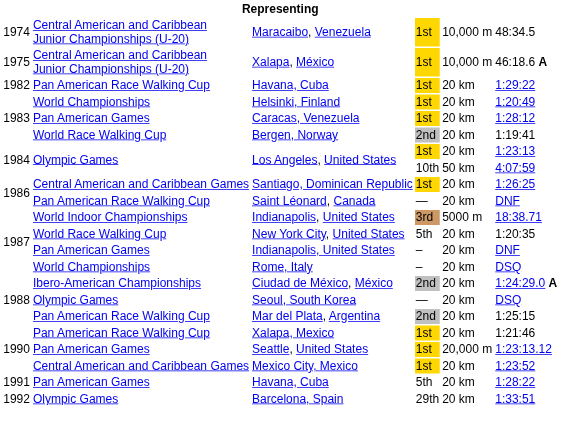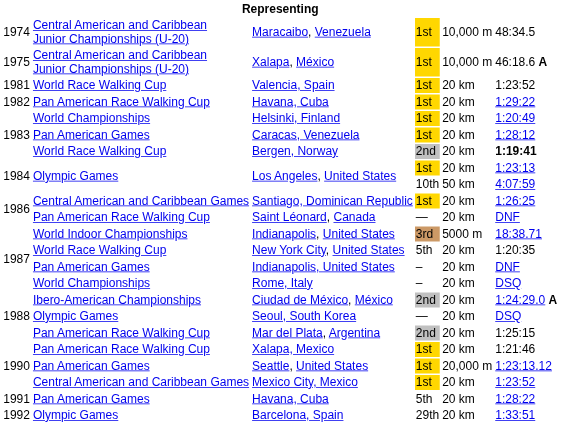+ row: (293, 85)
(515, 135) normal -> (516, 151) bold
